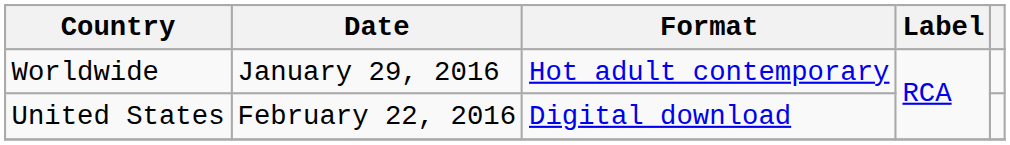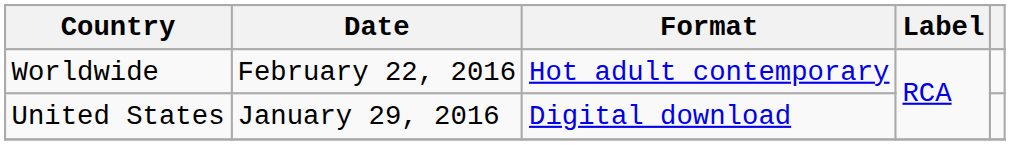(369, 72) January 29, 2016 -> (377, 72) February 22, 2016
(377, 116) February 22, 2016 -> (369, 116) January 29, 2016
